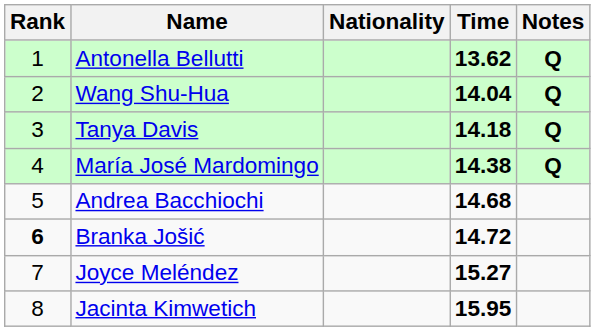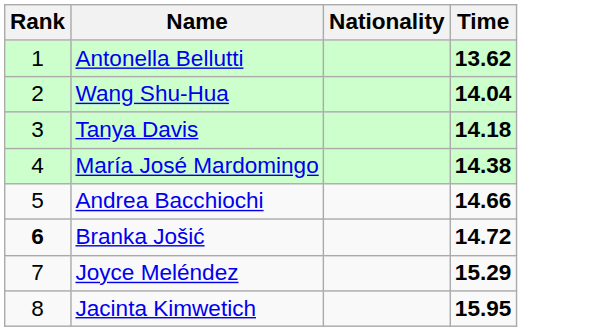- column: (553, 22)
(483, 201) 14.68 -> (483, 201) 14.66
(483, 272) 15.27 -> (483, 272) 15.29
